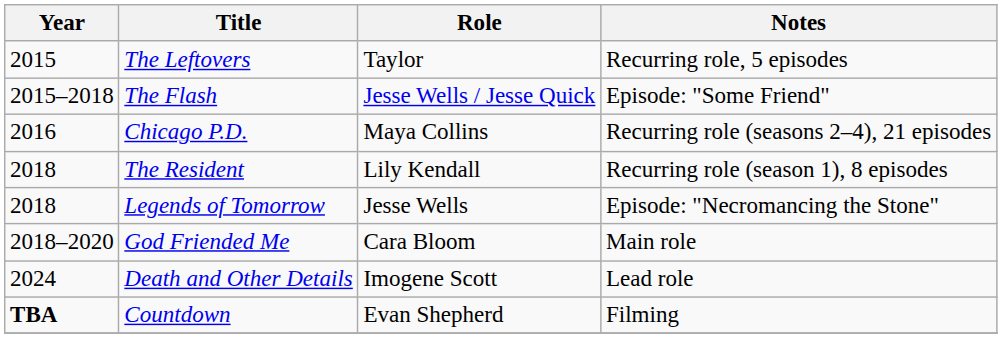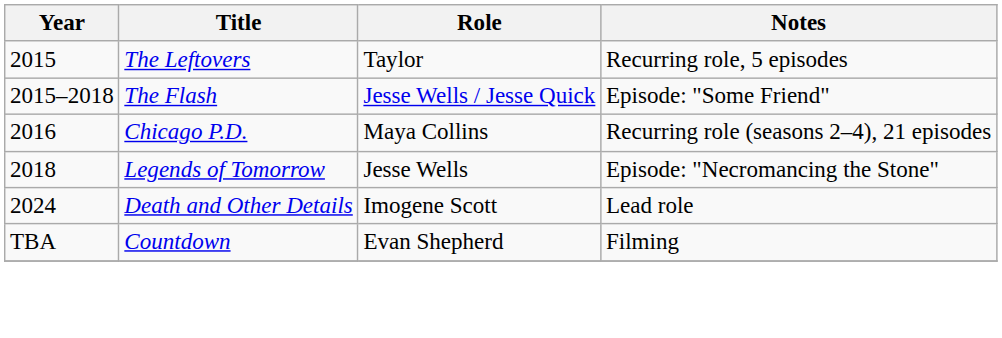- row: (184, 168)
- row: (207, 242)
(34, 315) bold -> (33, 242) normal
